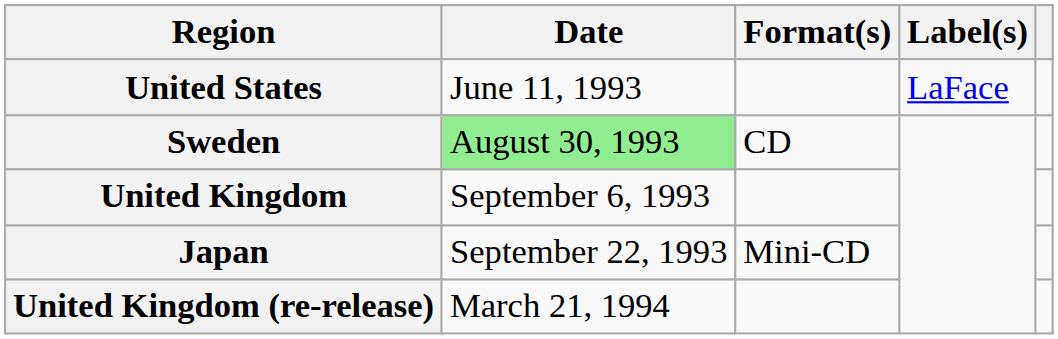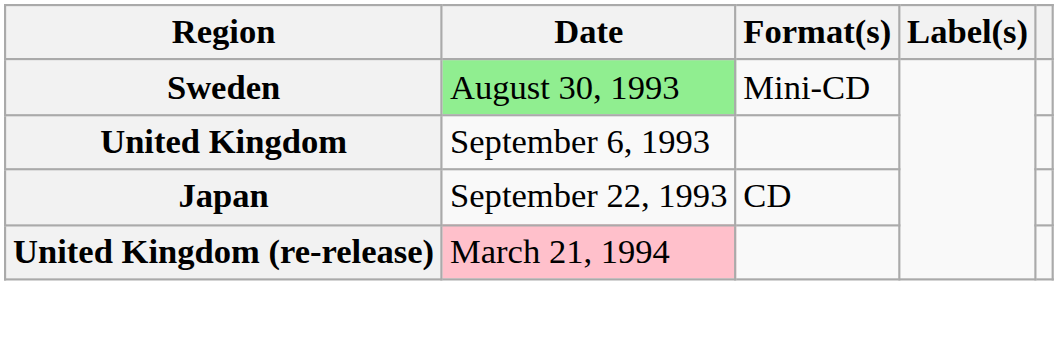- row: (224, 86)
(767, 141) CD -> (807, 86) Mini-CD
(807, 251) Mini-CD -> (767, 196) CD
(560, 305) no background -> (560, 251) pink background
